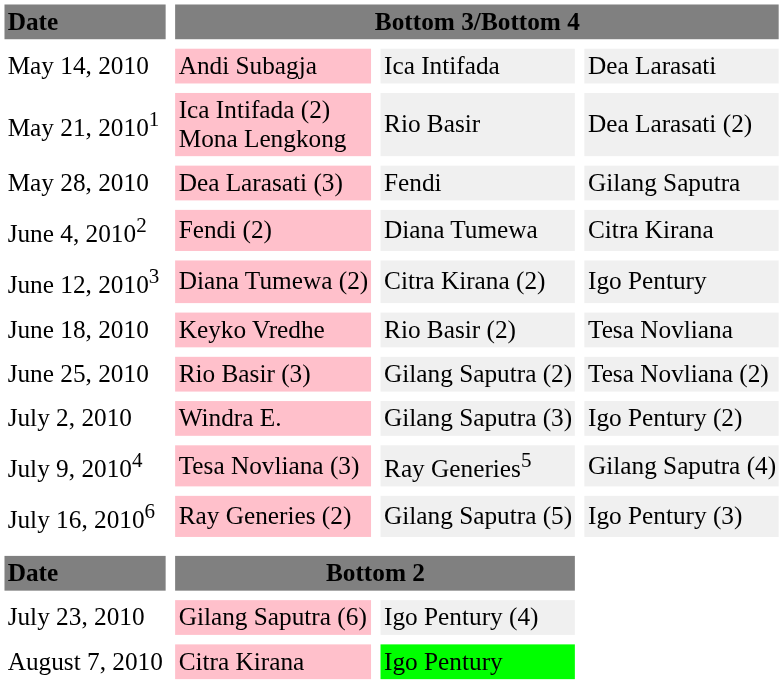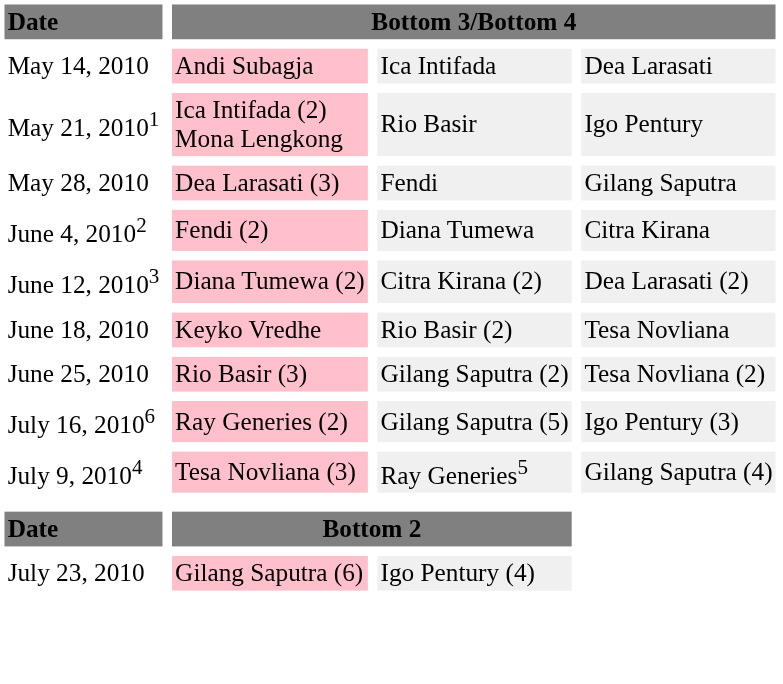(670, 124) Dea Larasati (2) -> (644, 124) Igo Pentury
(647, 281) Igo Pentury -> (667, 281) Dea Larasati (2)
- row: (70, 417)
rows swapped: (75, 465) <-> (81, 516)
- row: (85, 661)
